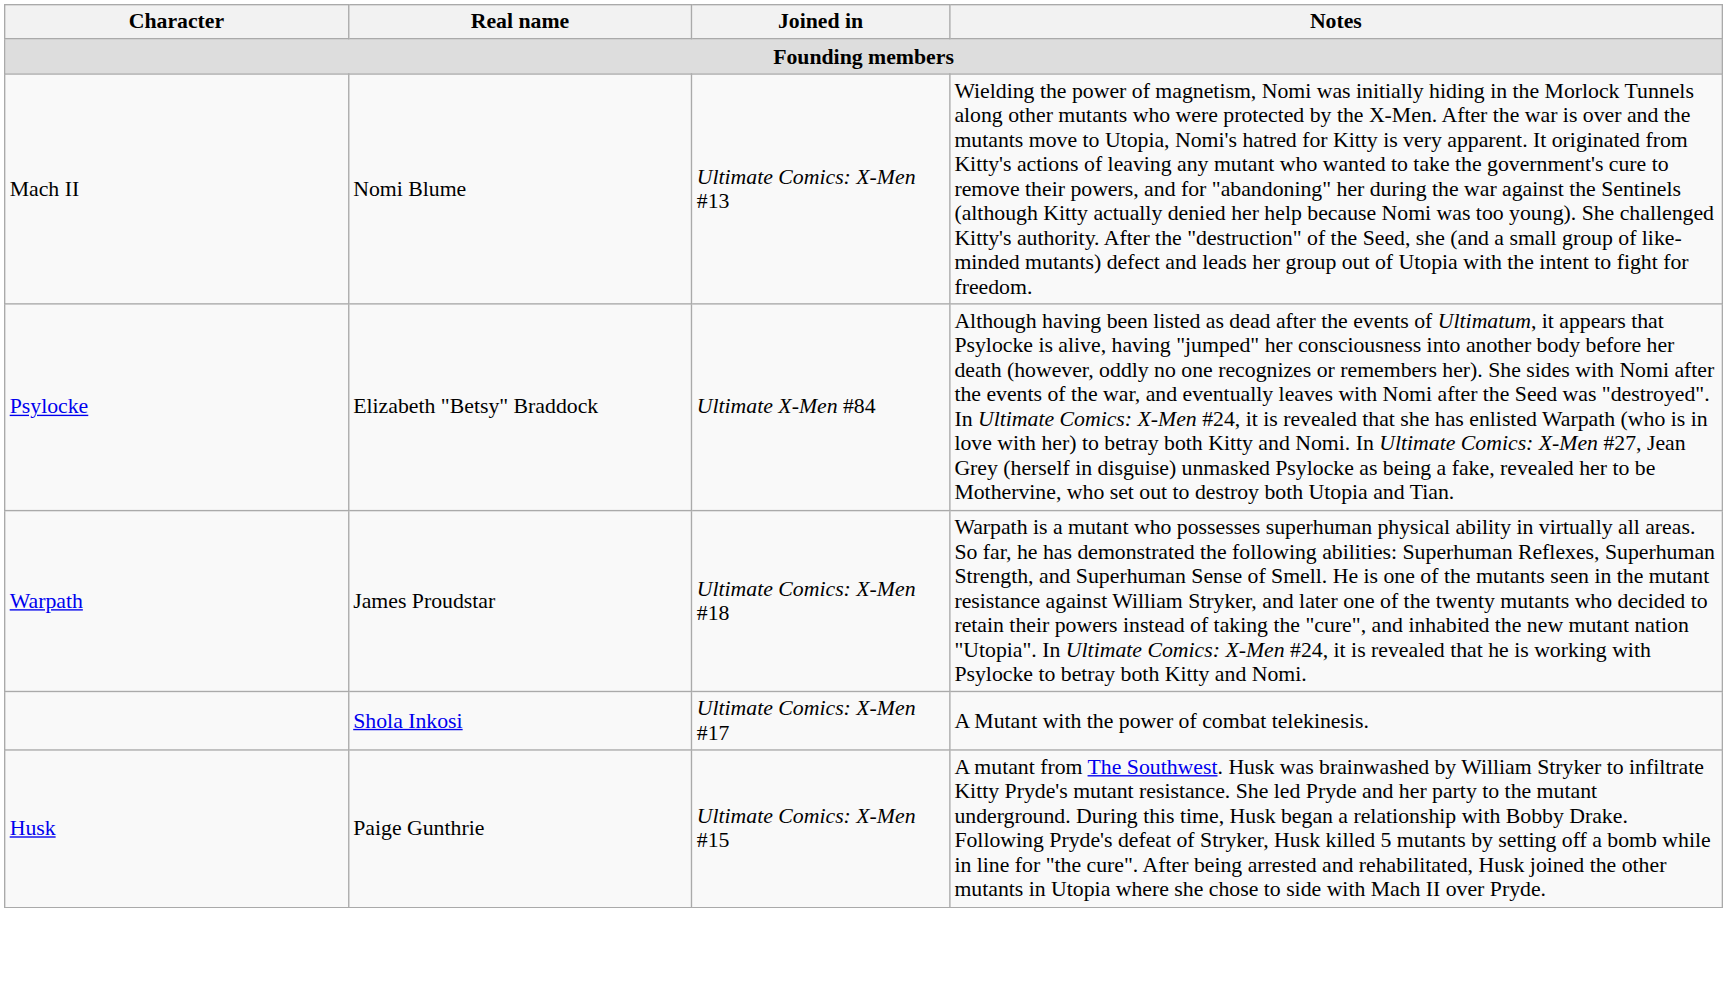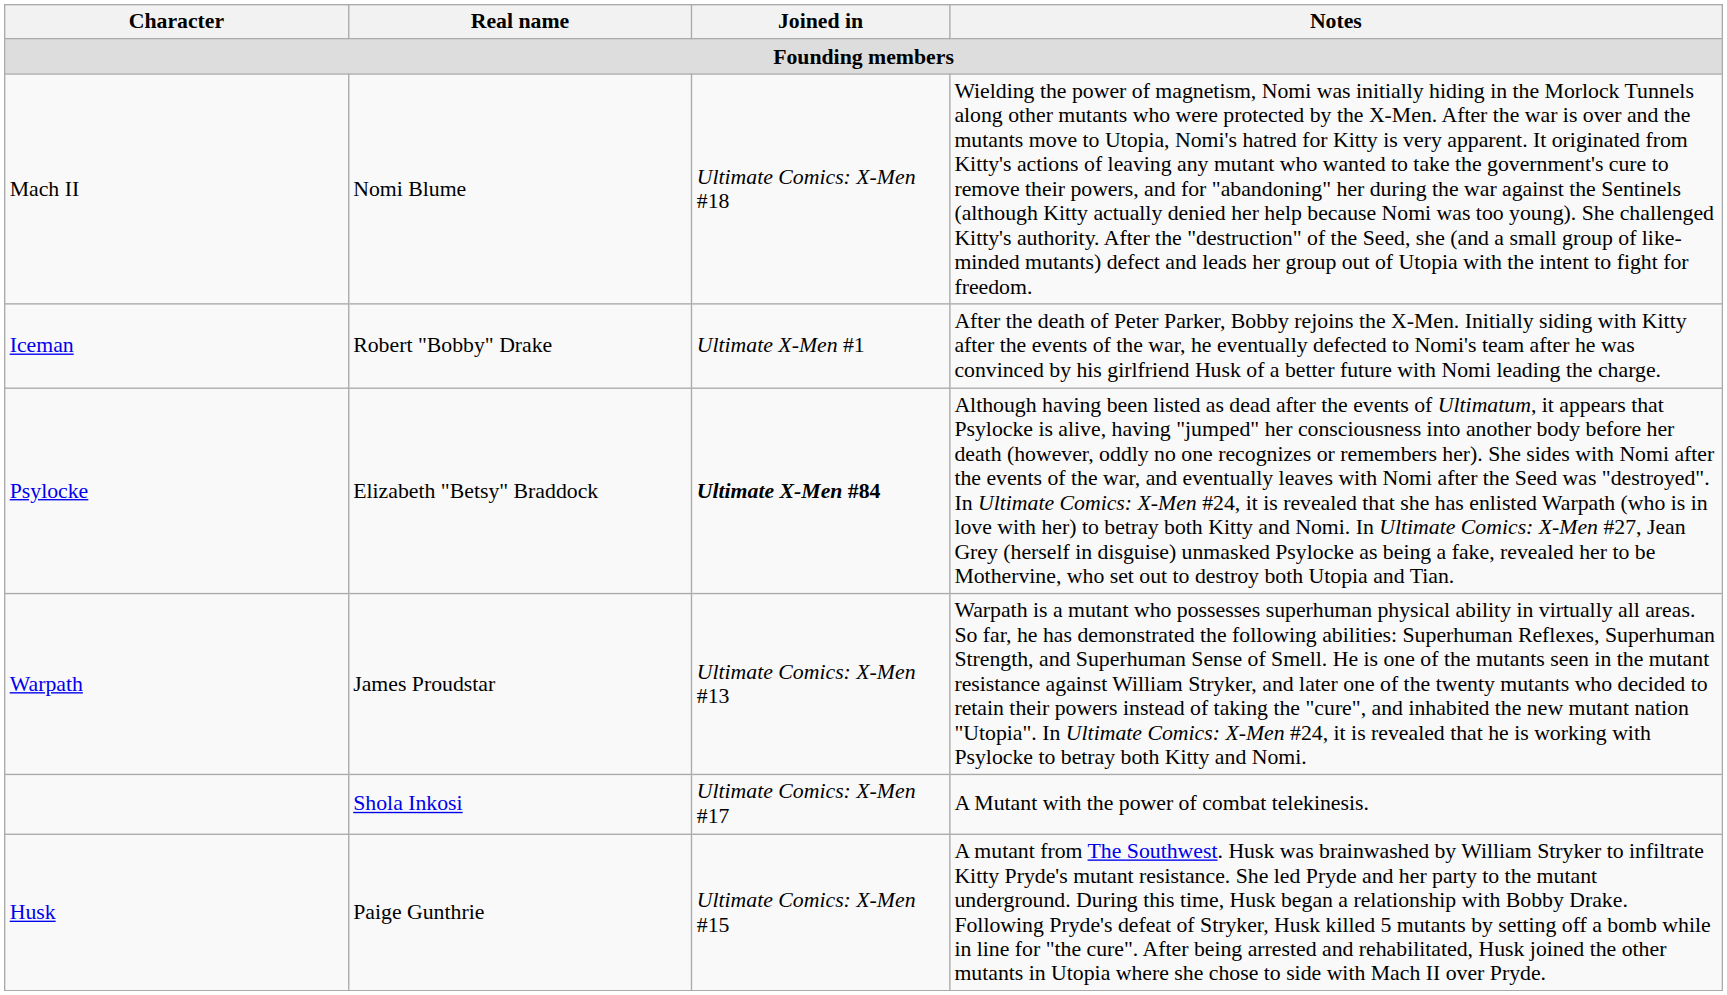(806, 188) Ultimate Comics: X-Men #13 -> (806, 188) Ultimate Comics: X-Men #18
+ row: (42, 345)
(786, 406) normal -> (789, 490) bold
(806, 600) Ultimate Comics: X-Men #18 -> (806, 683) Ultimate Comics: X-Men #13
